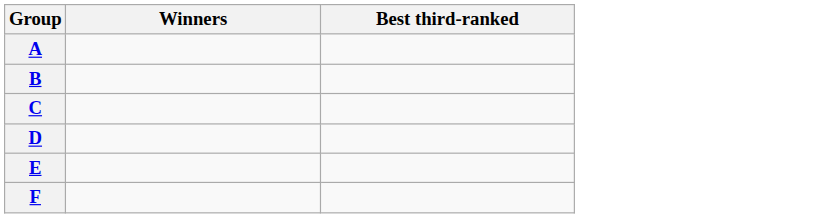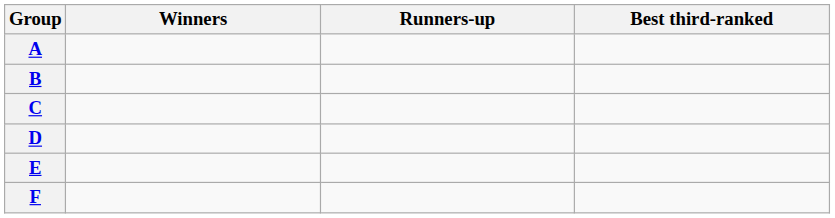+ column: (447, 19)
